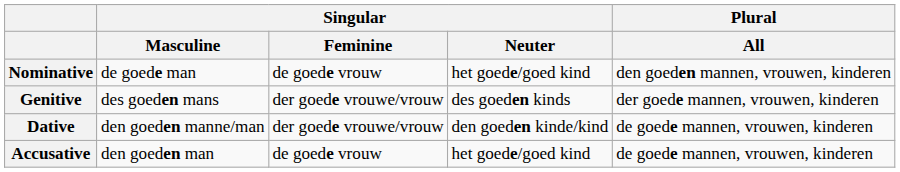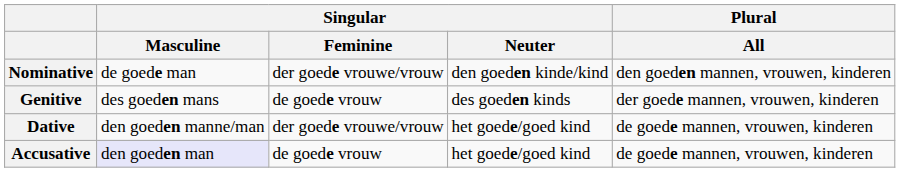(327, 72) de goede vrouw -> (358, 72) der goede vrouwe/vrouw
(521, 72) het goede/goed kind -> (530, 72) den goeden kinde/kind
(358, 99) der goede vrouwe/vrouw -> (327, 99) de goede vrouw
(530, 126) den goeden kinde/kind -> (521, 126) het goede/goed kind
(158, 153) no background -> (158, 153) lavender background
